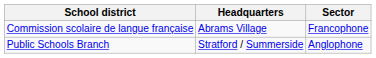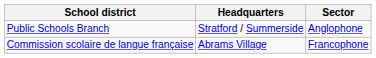rows swapped: (100, 29) <-> (58, 45)
